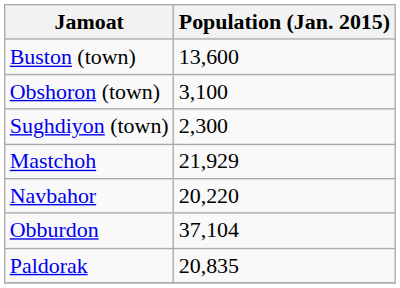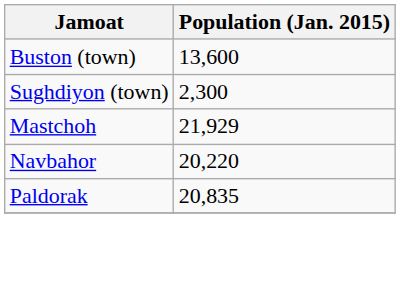- row: (85, 91)
- row: (54, 230)
